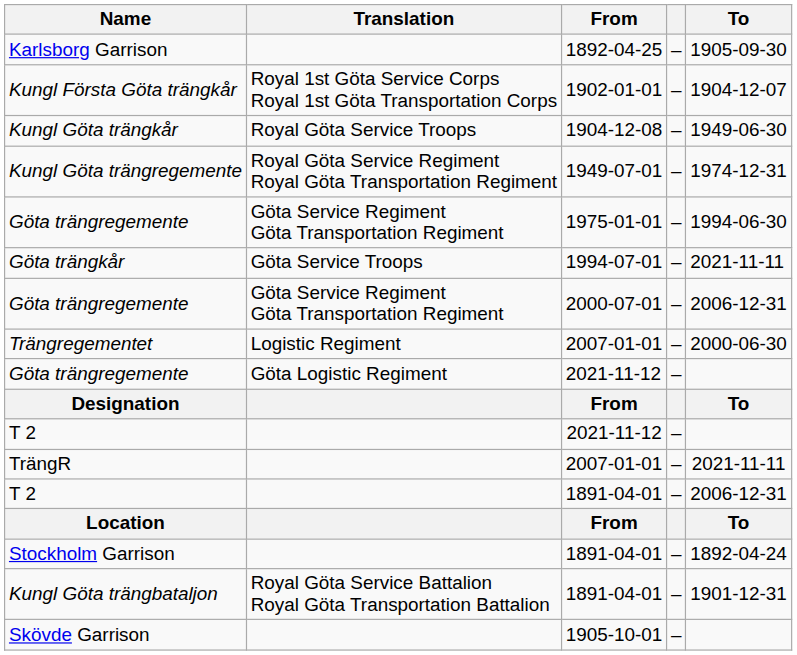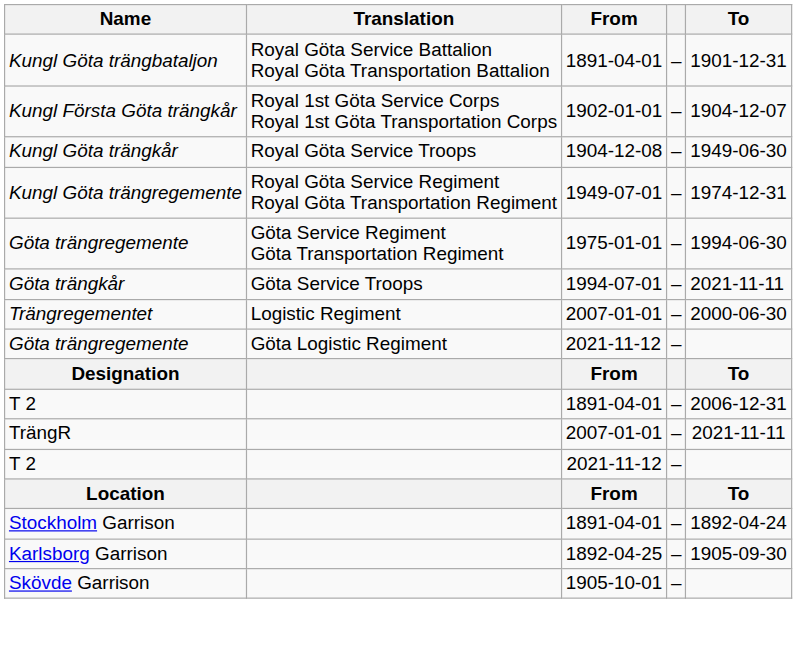rows swapped: (113, 594) <-> (88, 49)
- row: (99, 303)
rows swapped: (22, 493) <-> (22, 433)
